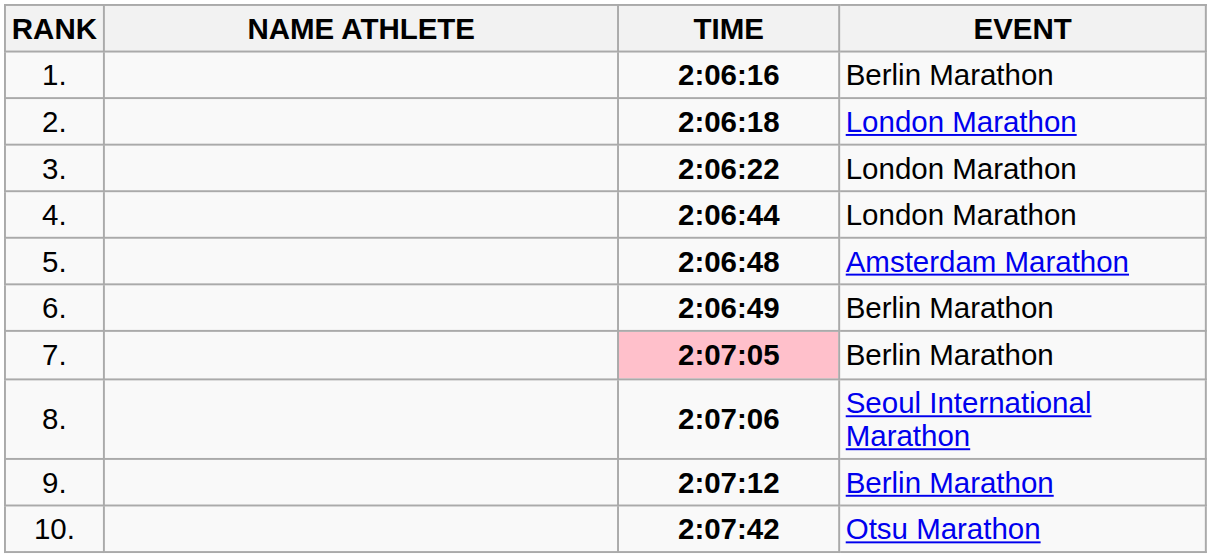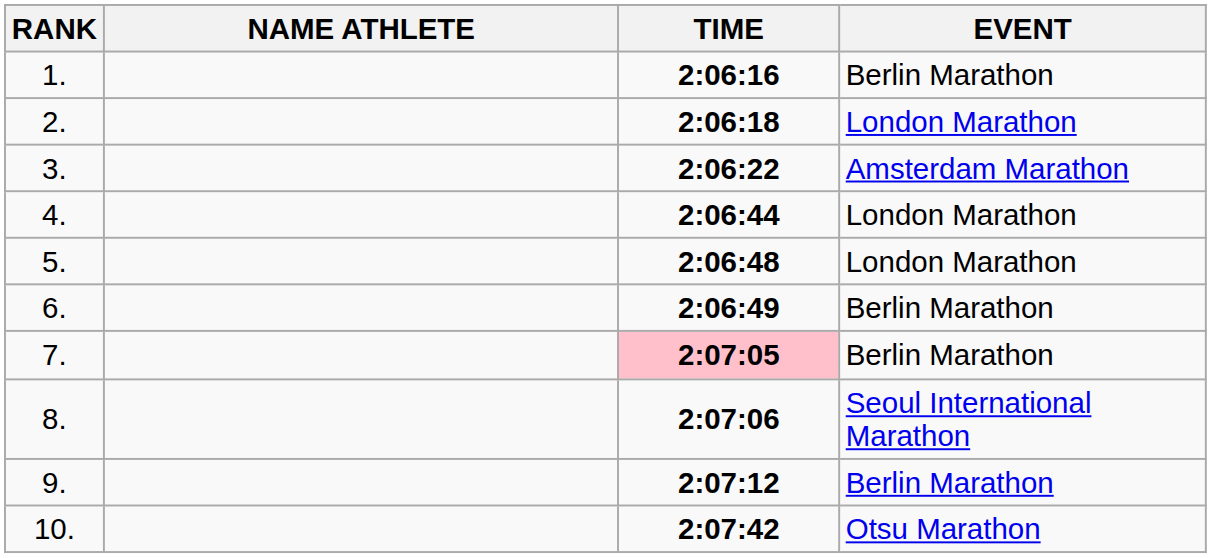(961, 169) London Marathon -> (987, 169) Amsterdam Marathon
(987, 262) Amsterdam Marathon -> (961, 262) London Marathon
